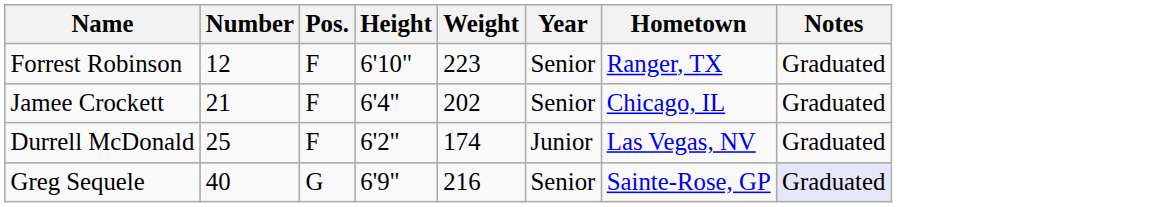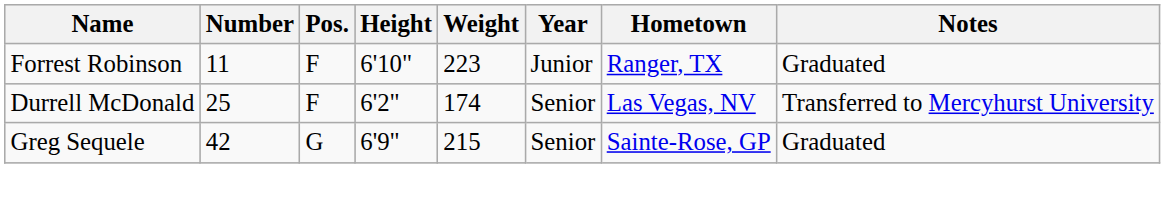(218, 63) 12 -> (218, 63) 11
(563, 63) Senior -> (562, 63) Junior
- row: (87, 102)
(562, 142) Junior -> (563, 102) Senior
(834, 142) Graduated -> (968, 102) Transferred to Mercyhurst University
(218, 181) 40 -> (218, 142) 42
(462, 181) 216 -> (462, 142) 215
(834, 181) lavender background -> (834, 142) no background
